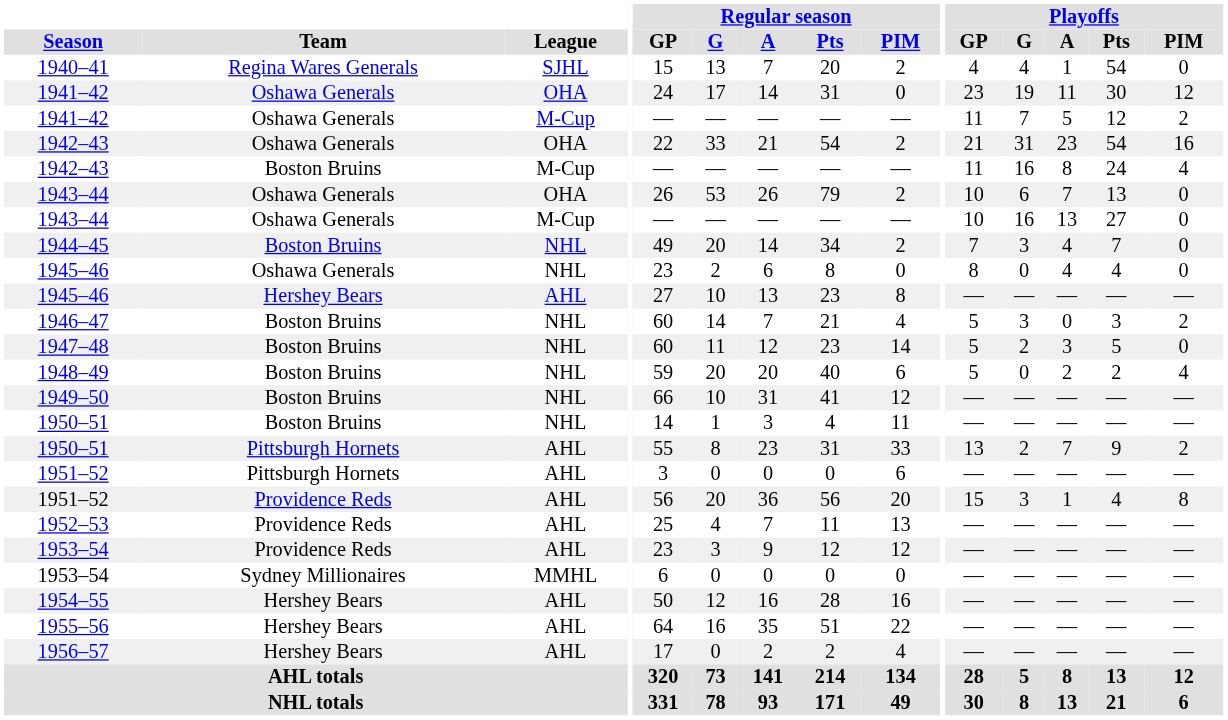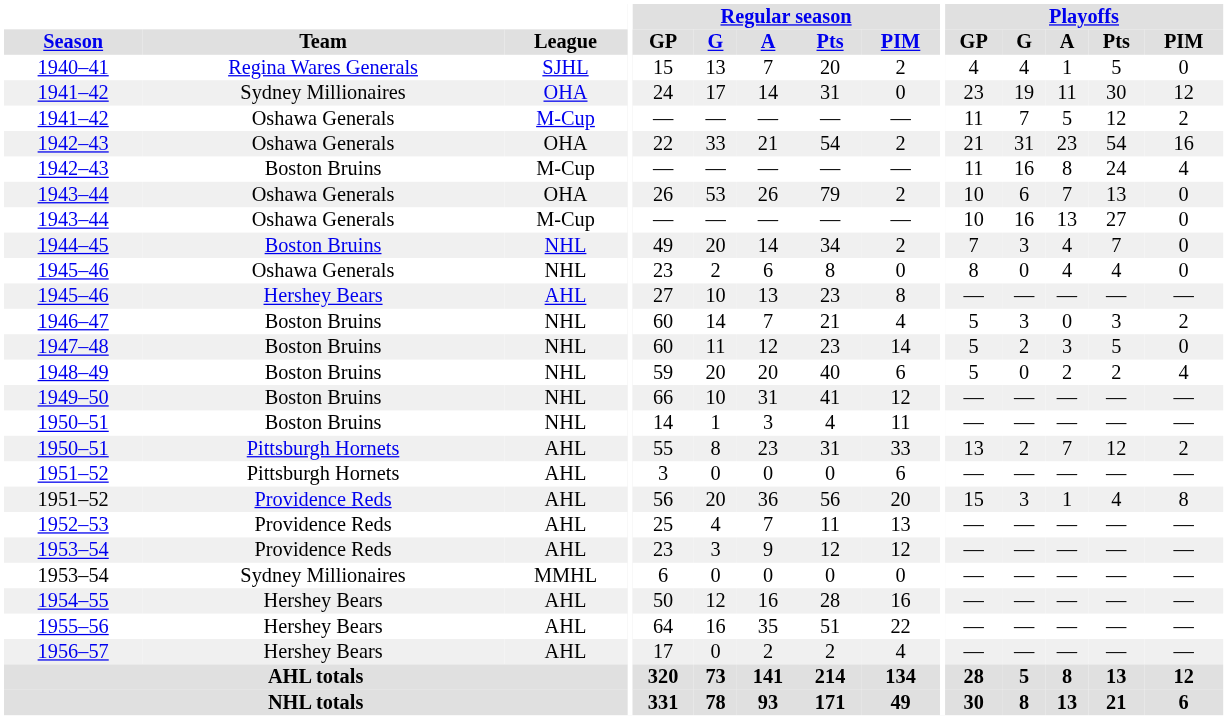(1116, 67) 54 -> (1116, 67) 5
(323, 92) Oshawa Generals -> (323, 92) Sydney Millionaires
(1116, 448) 9 -> (1116, 448) 12
